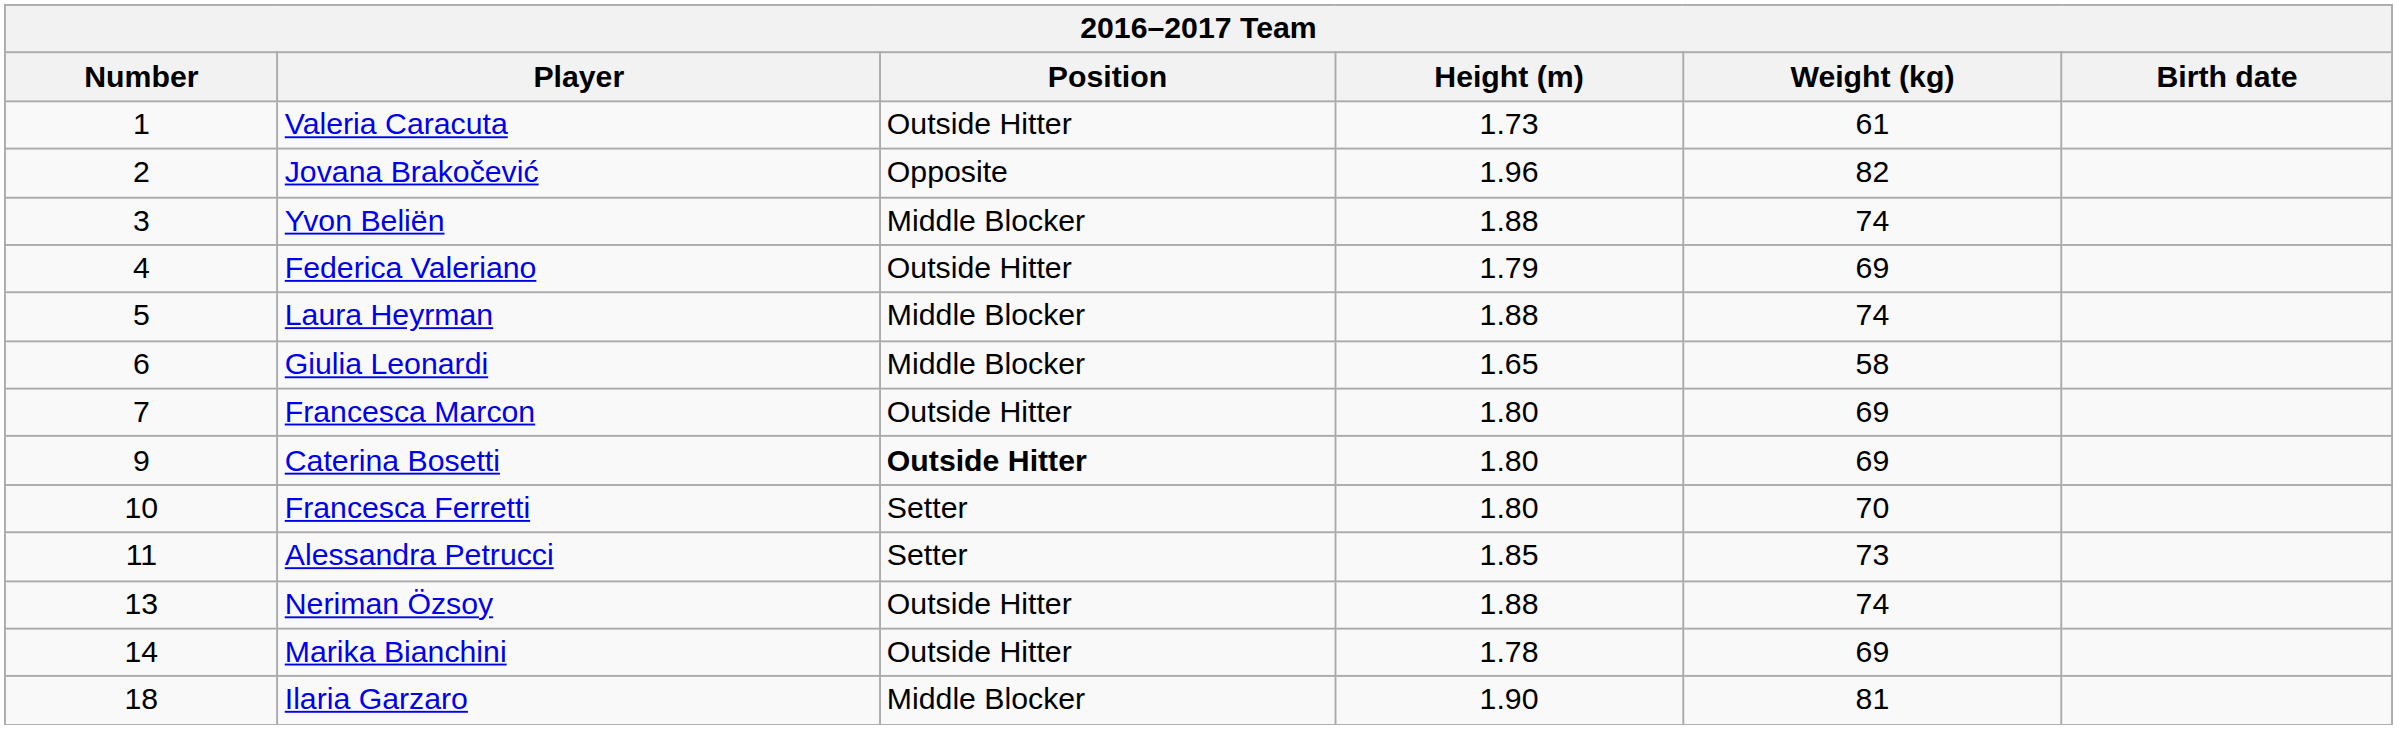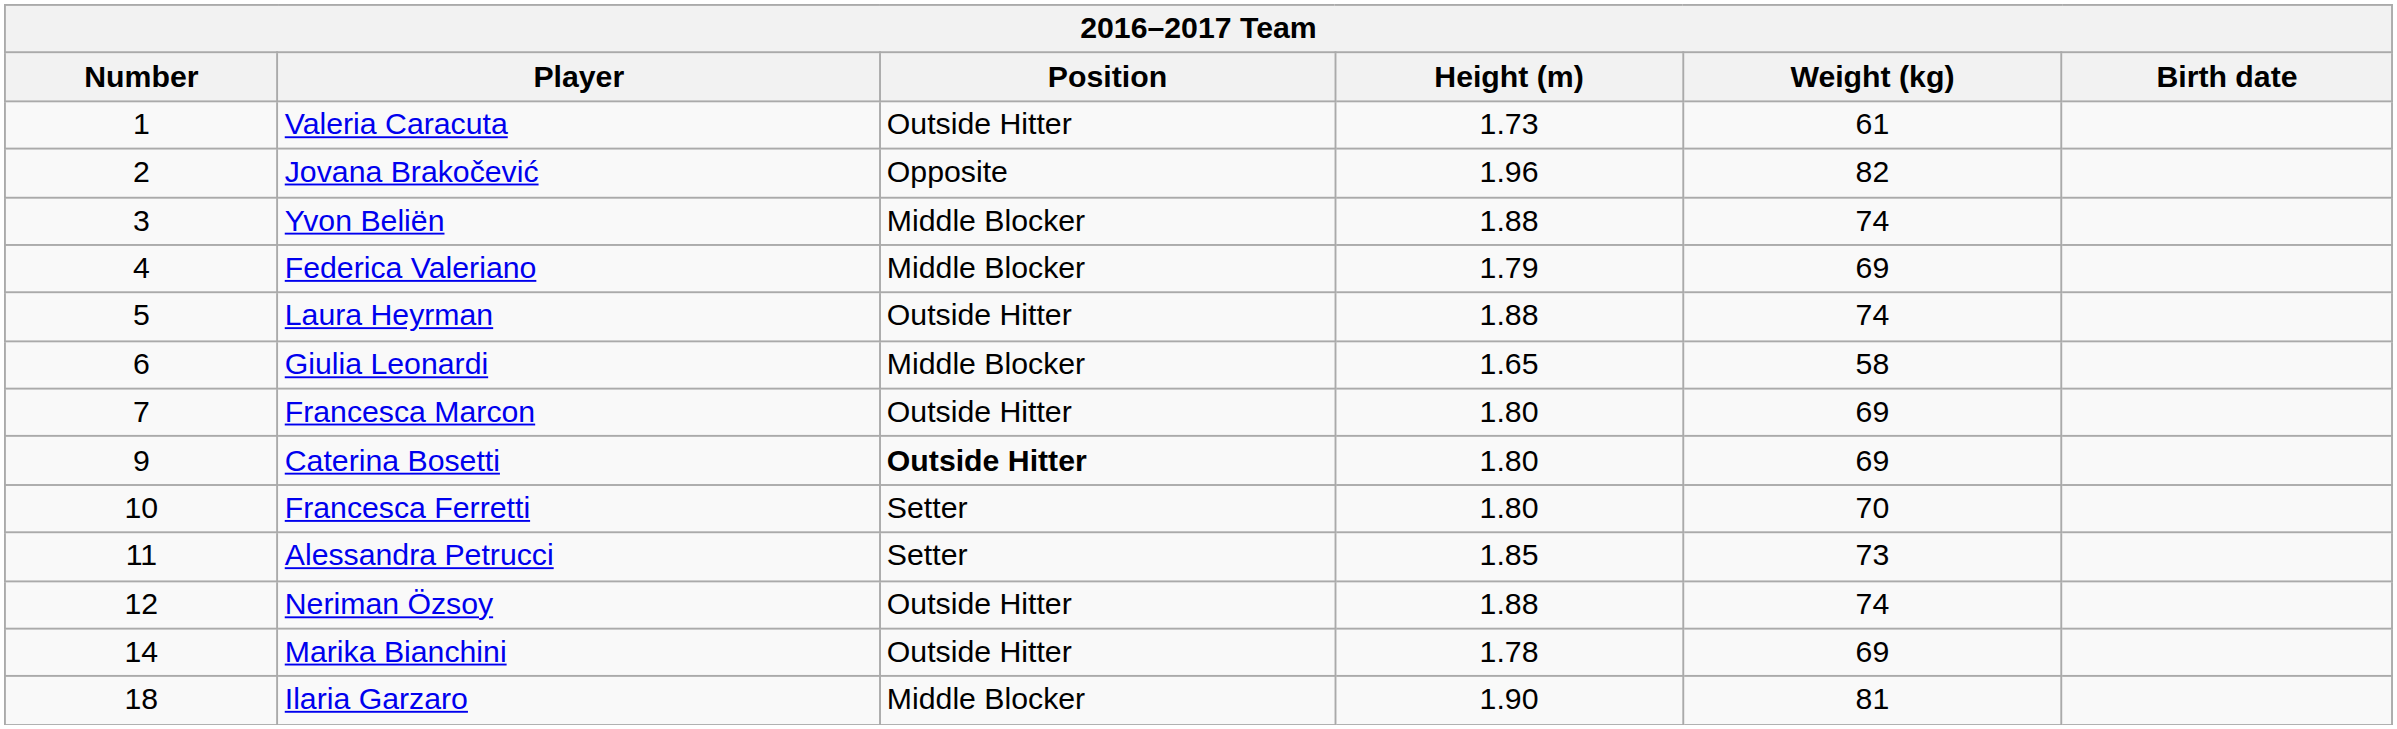(979, 268) Outside Hitter -> (986, 268) Middle Blocker
(986, 316) Middle Blocker -> (979, 316) Outside Hitter
(141, 603) 13 -> (141, 603) 12
